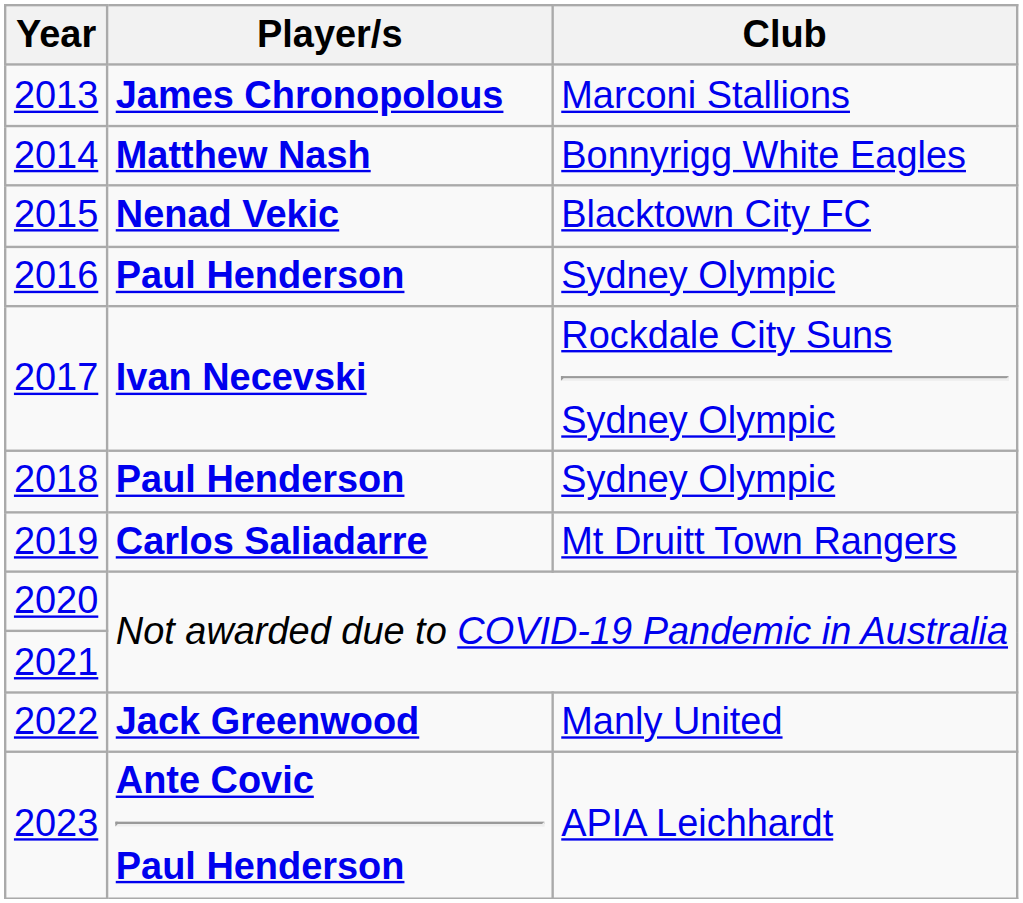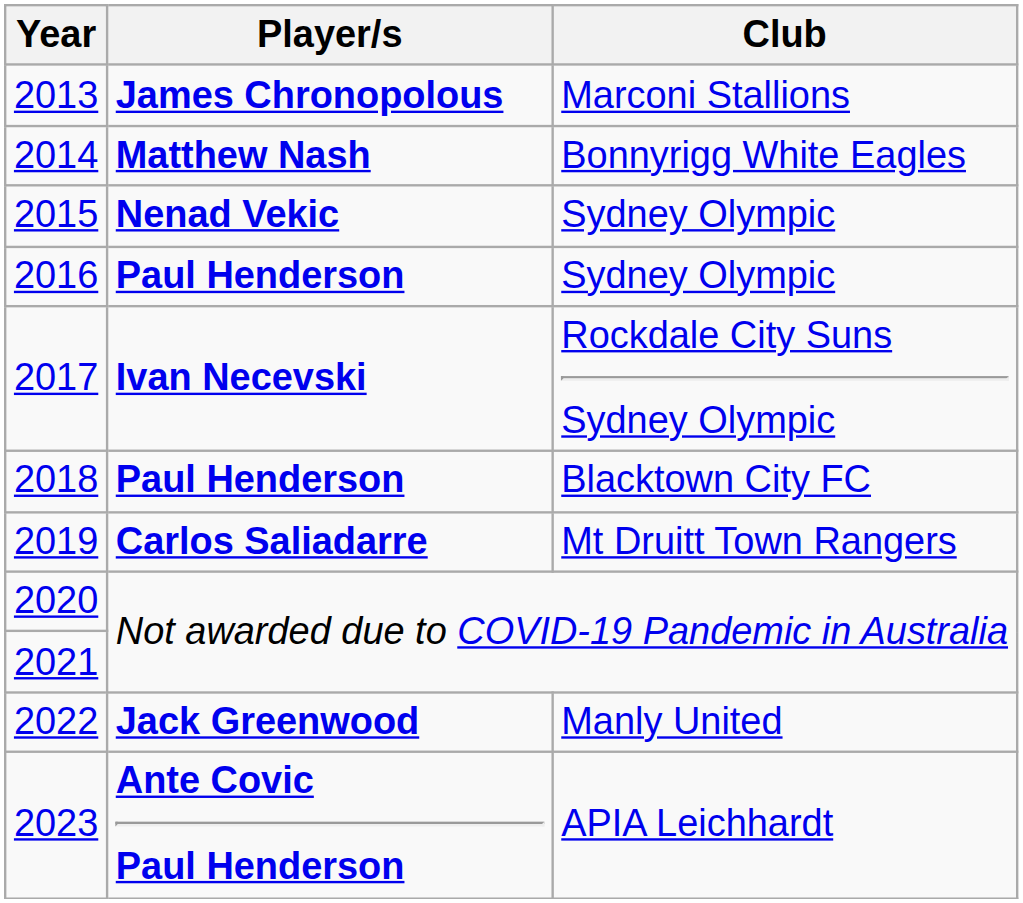(716, 214) Blacktown City FC -> (698, 214) Sydney Olympic
(698, 480) Sydney Olympic -> (716, 480) Blacktown City FC
